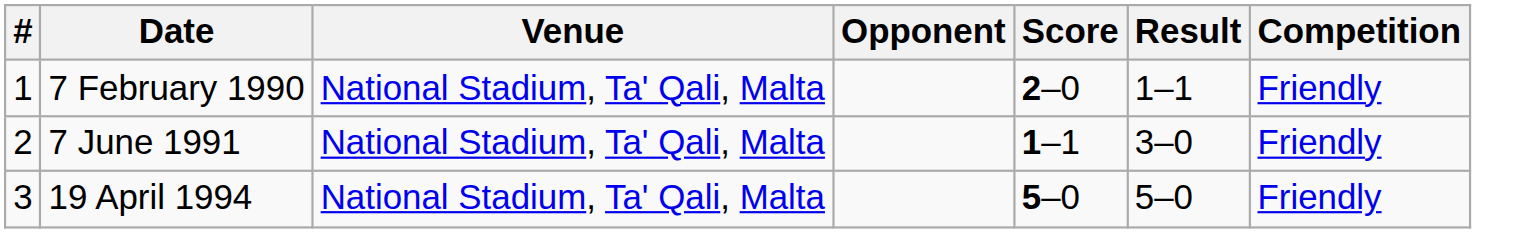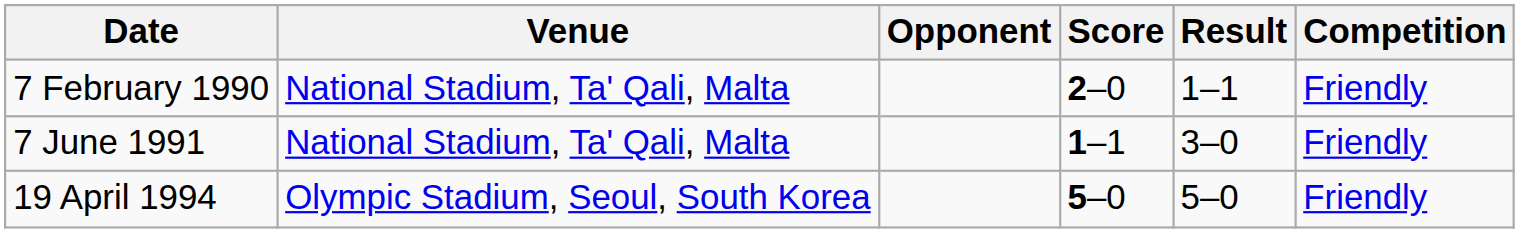- column: (23, 32)
(573, 198) National Stadium, Ta' Qali, Malta -> (578, 198) Olympic Stadium, Seoul, South Korea
